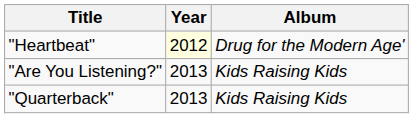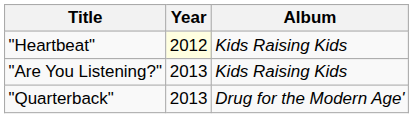(310, 44) Drug for the Modern Age' -> (281, 44) Kids Raising Kids
(281, 98) Kids Raising Kids -> (310, 98) Drug for the Modern Age'
